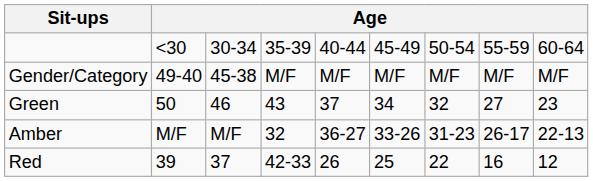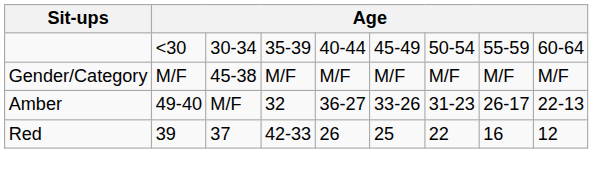(179, 76) 49-40 -> (171, 76) M/F
- row: (34, 104)
(171, 133) M/F -> (179, 104) 49-40
